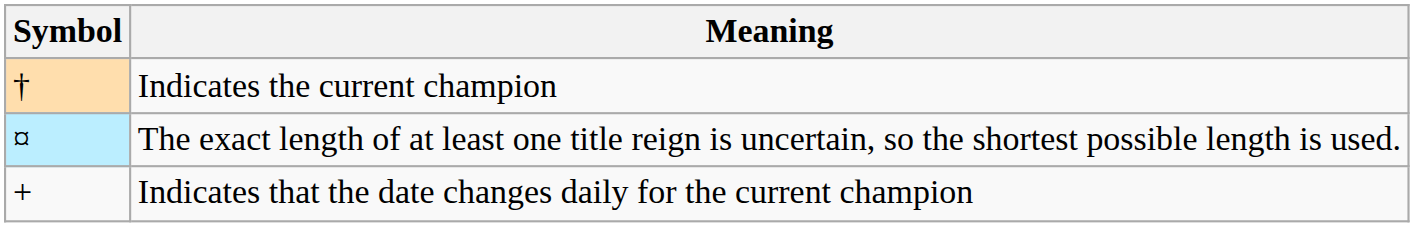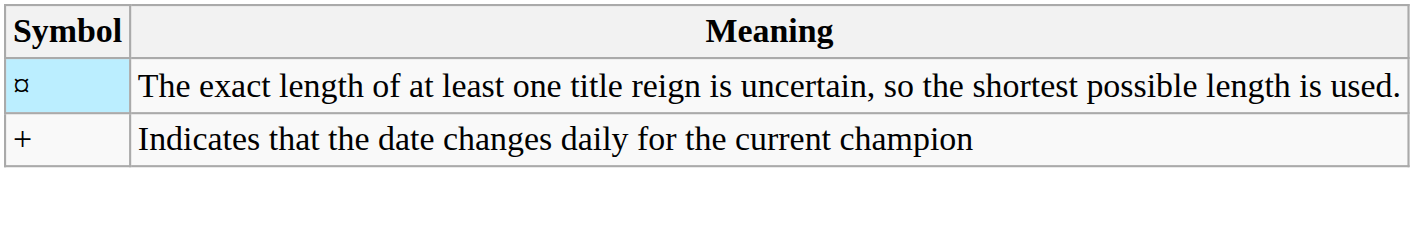- row: (347, 85)
